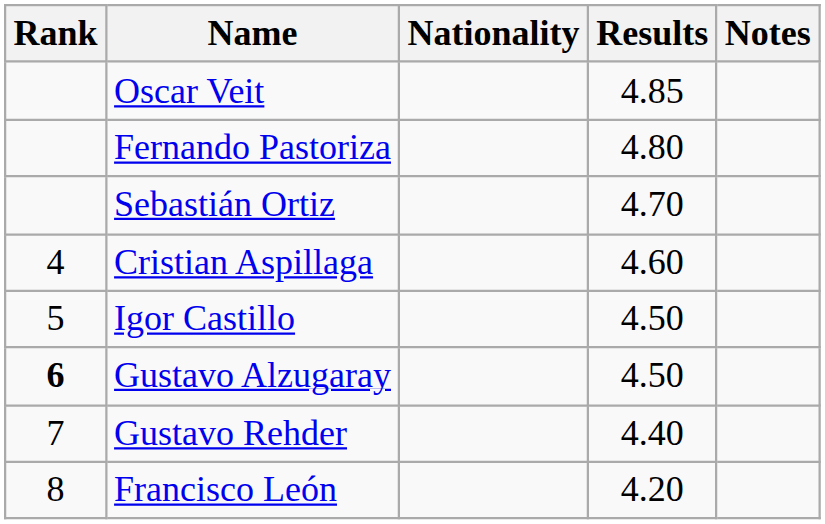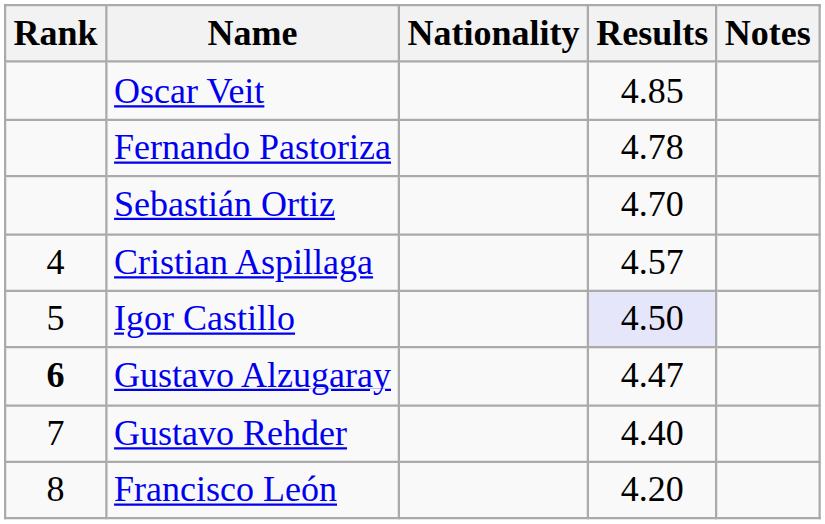(652, 147) 4.80 -> (652, 147) 4.78
(652, 261) 4.60 -> (652, 261) 4.57
(652, 318) no background -> (652, 318) lavender background
(652, 375) 4.50 -> (652, 375) 4.47
